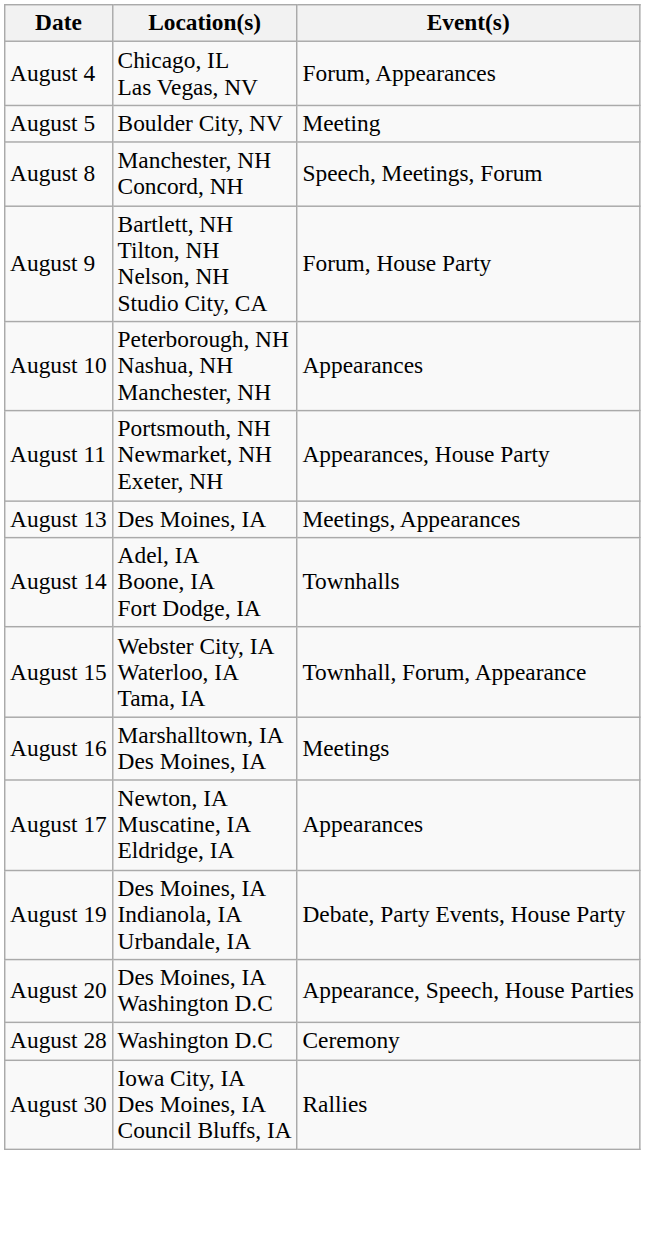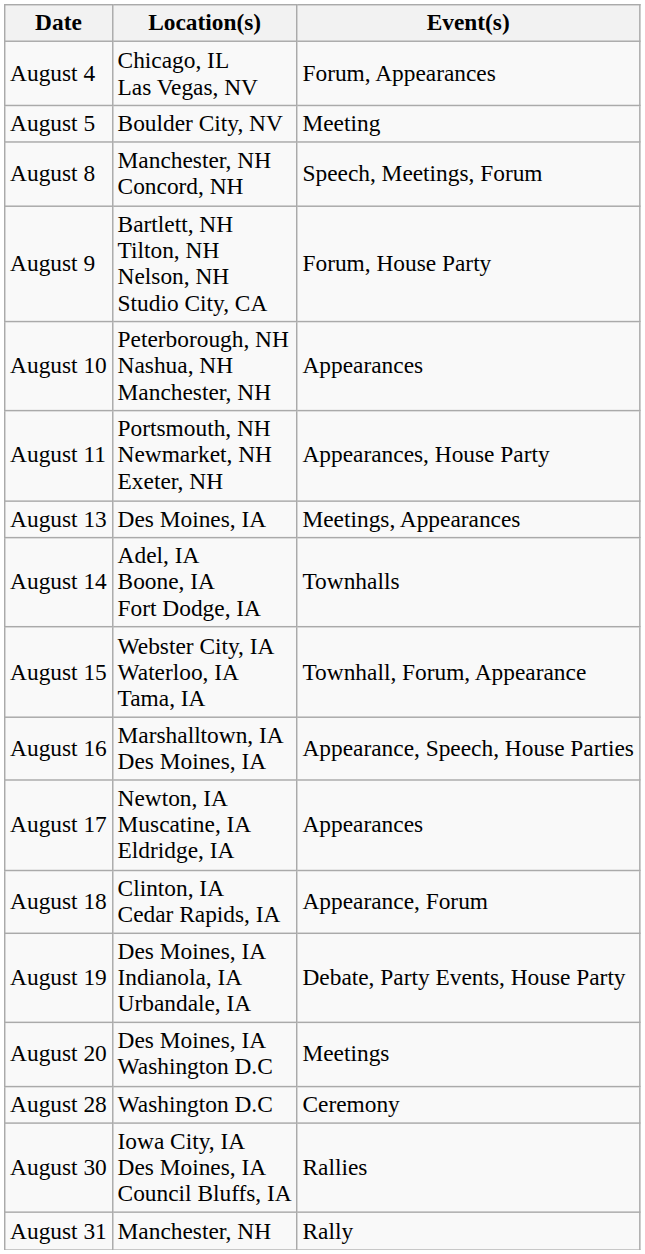(346, 748) Meetings -> (468, 748) Appearance, Speech, House Parties
+ row: (58, 901)
(468, 990) Appearance, Speech, House Parties -> (346, 1054) Meetings
+ row: (58, 1230)
